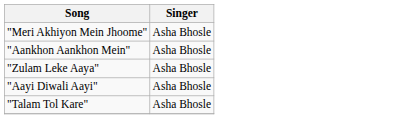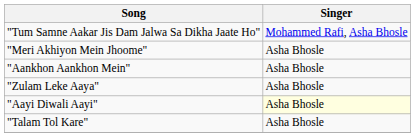+ row: (134, 31)
(182, 86) no background -> (295, 104) lightyellow background
